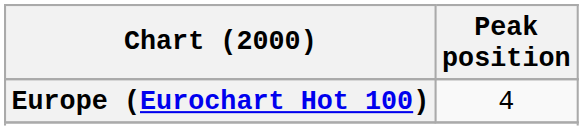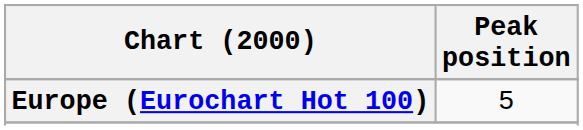(506, 101) 4 -> (506, 101) 5
